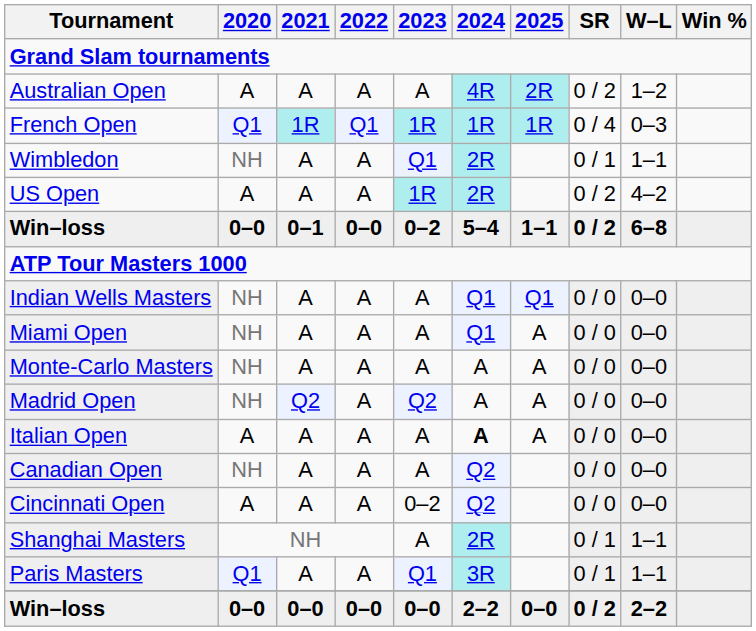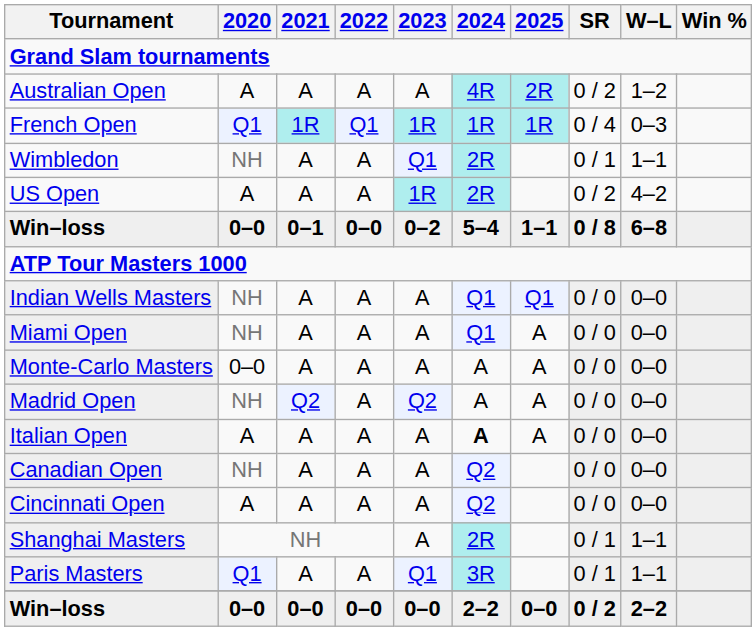(595, 228) 0 / 2 -> (595, 228) 0 / 8
(247, 366) NH -> (247, 366) 0–0
(422, 504) 0–2 -> (422, 504) A
